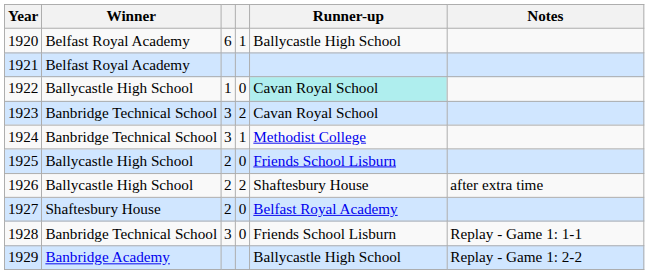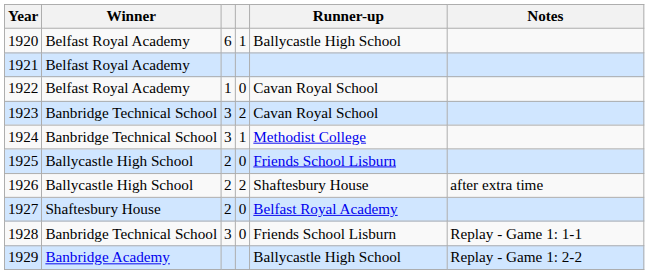(119, 88) Ballycastle High School -> (118, 88) Belfast Royal Academy
(316, 88) paleturquoise background -> (316, 88) no background
